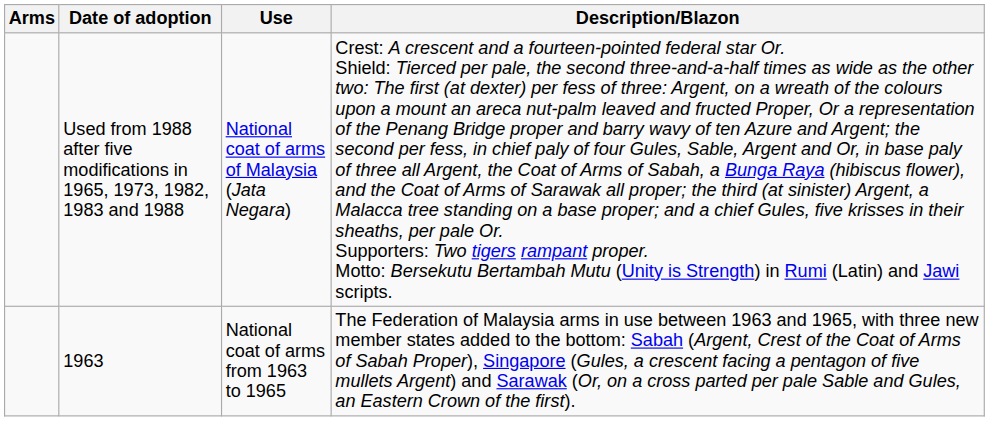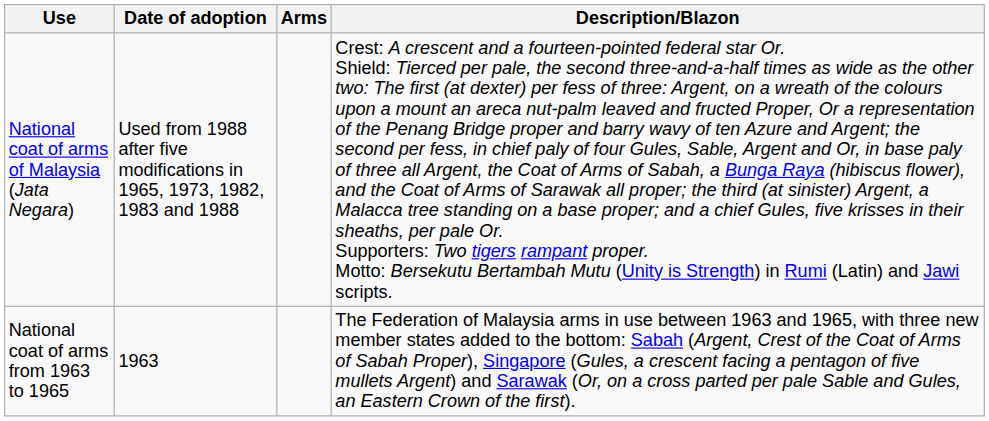columns swapped: (32, 18) <-> (276, 18)
